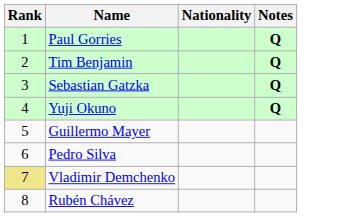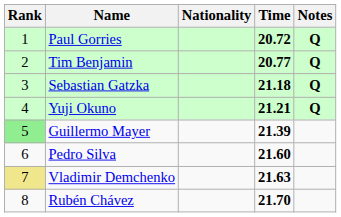+ column: (274, 16)
(25, 131) no background -> (25, 131) lightgreen background
